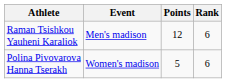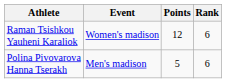(116, 35) Men's madison -> (122, 35) Women's madison
(122, 64) Women's madison -> (116, 64) Men's madison
